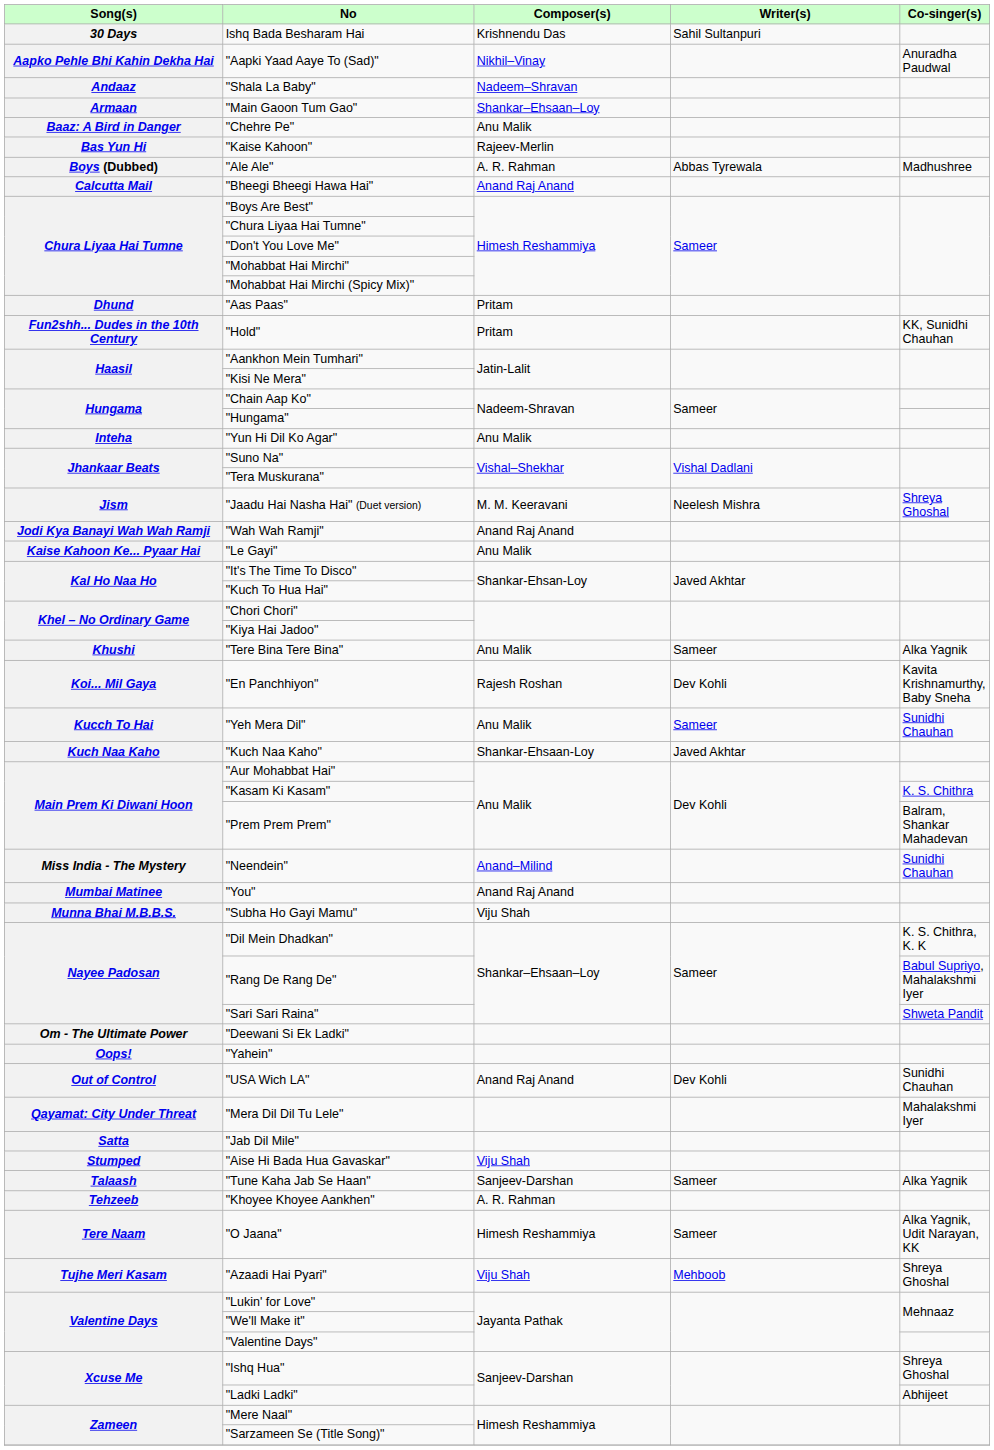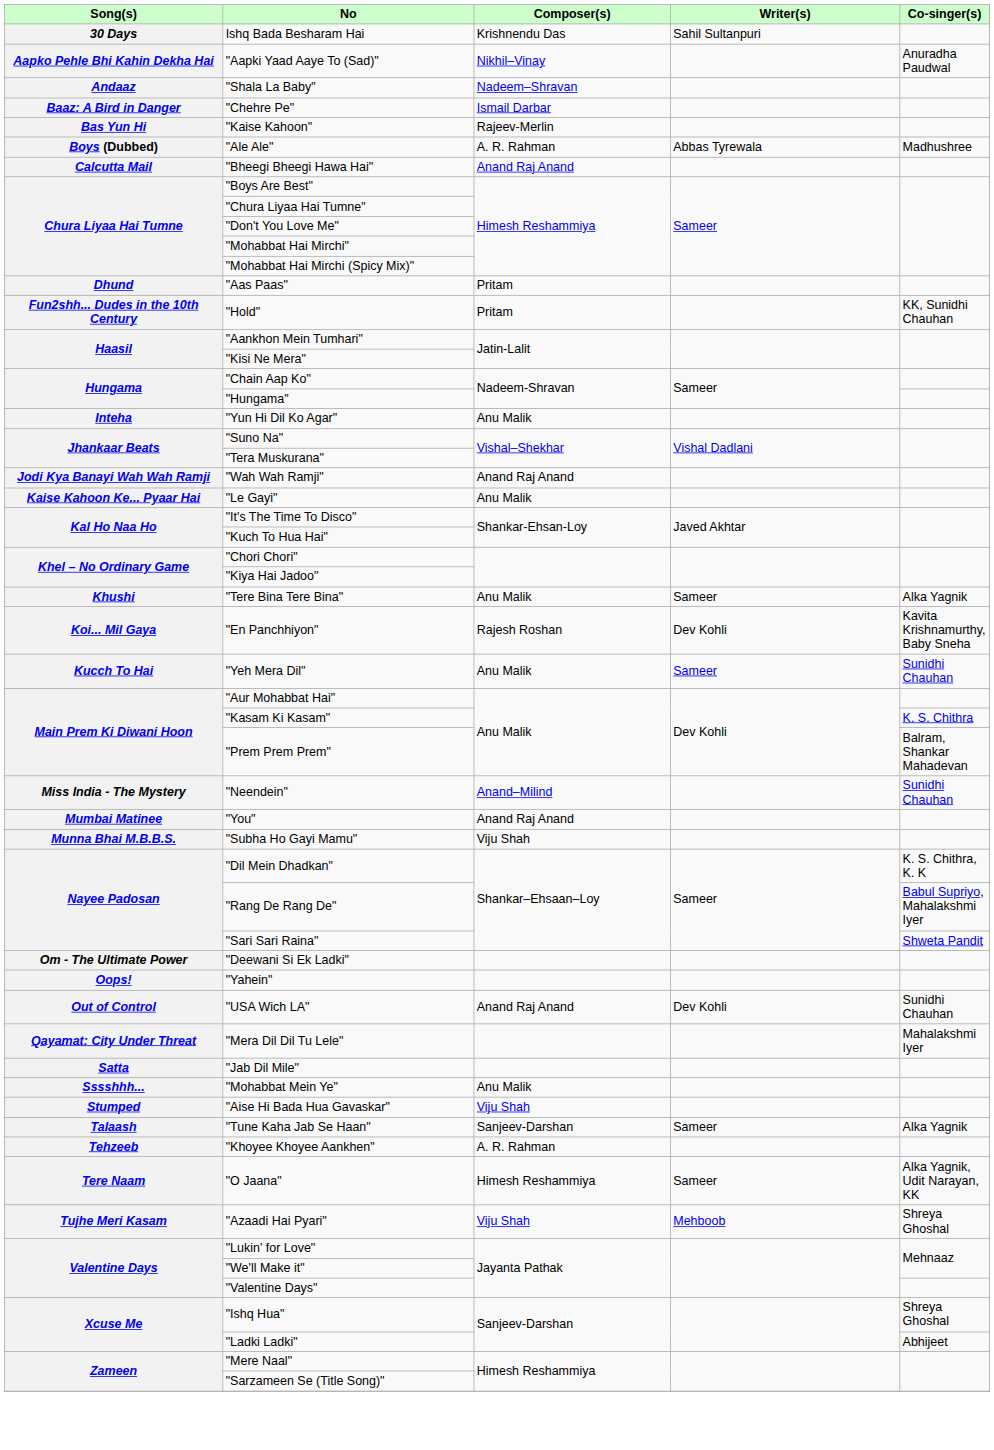- row: (291, 107)
(504, 127) Anu Malik -> (514, 107) Ismail Darbar
- row: (323, 504)
- row: (274, 751)
+ row: (282, 1087)
